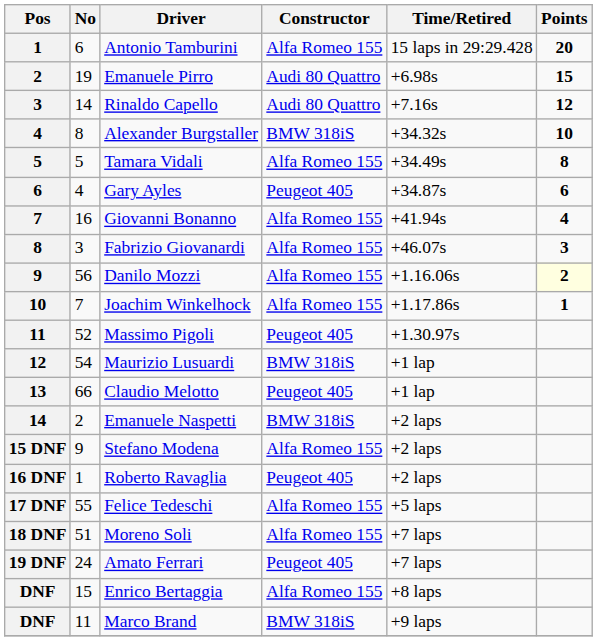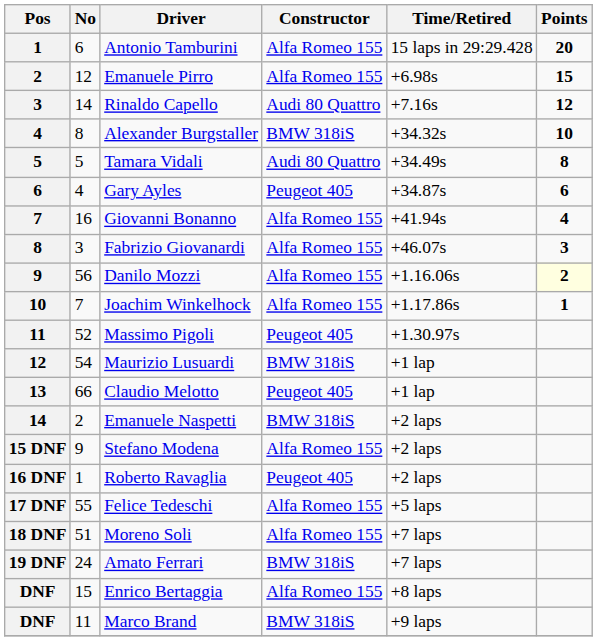(83, 76) 19 -> (83, 76) 12
(323, 76) Audi 80 Quattro -> (324, 76) Alfa Romeo 155
(324, 162) Alfa Romeo 155 -> (323, 162) Audi 80 Quattro
(310, 563) Peugeot 405 -> (310, 563) BMW 318iS
